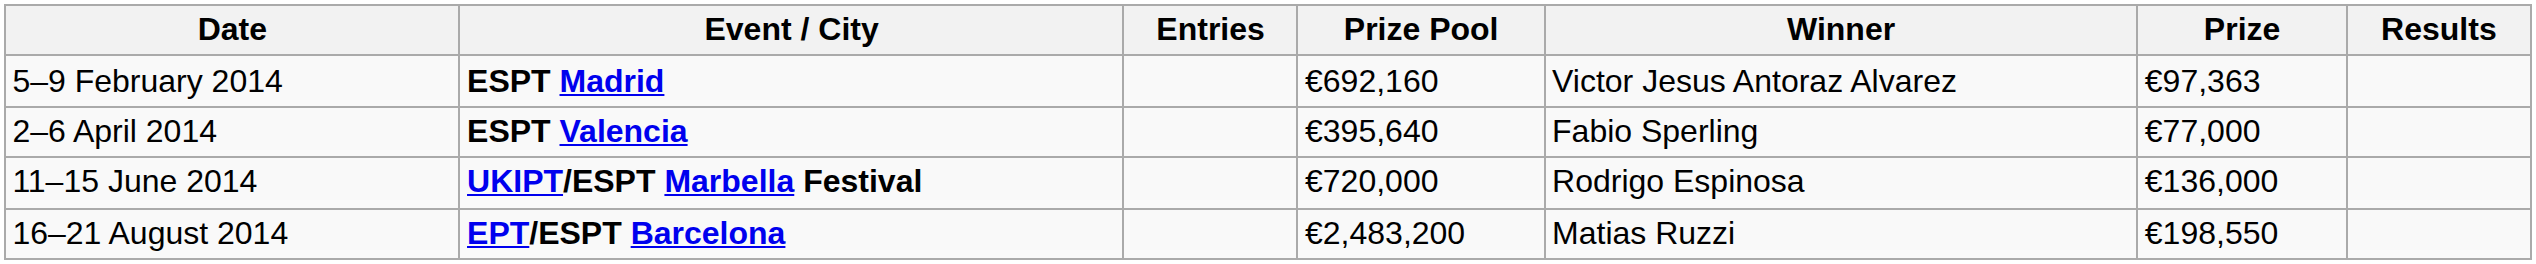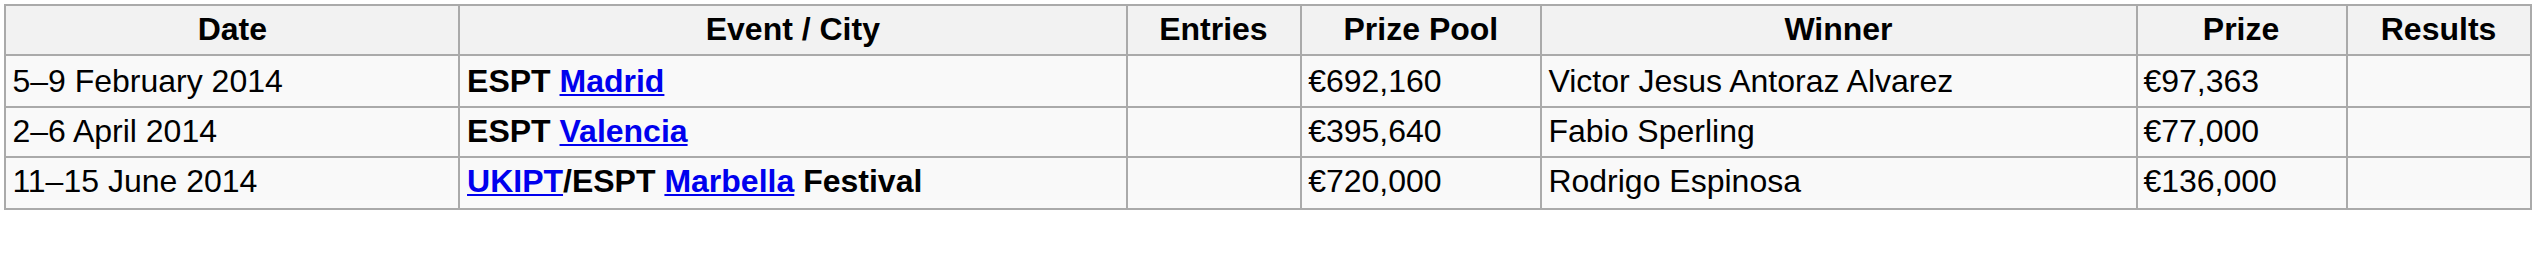- row: (150, 232)
